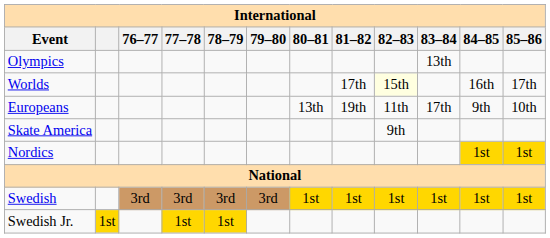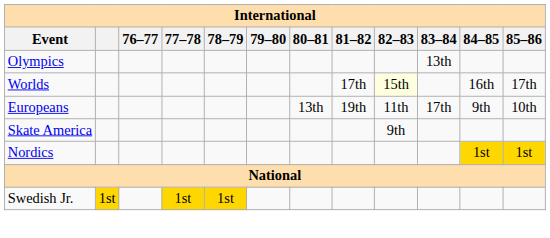- row: (32, 198)
